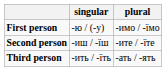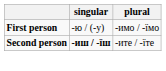(90, 43) normal -> (91, 43) bold
- row: (34, 58)
